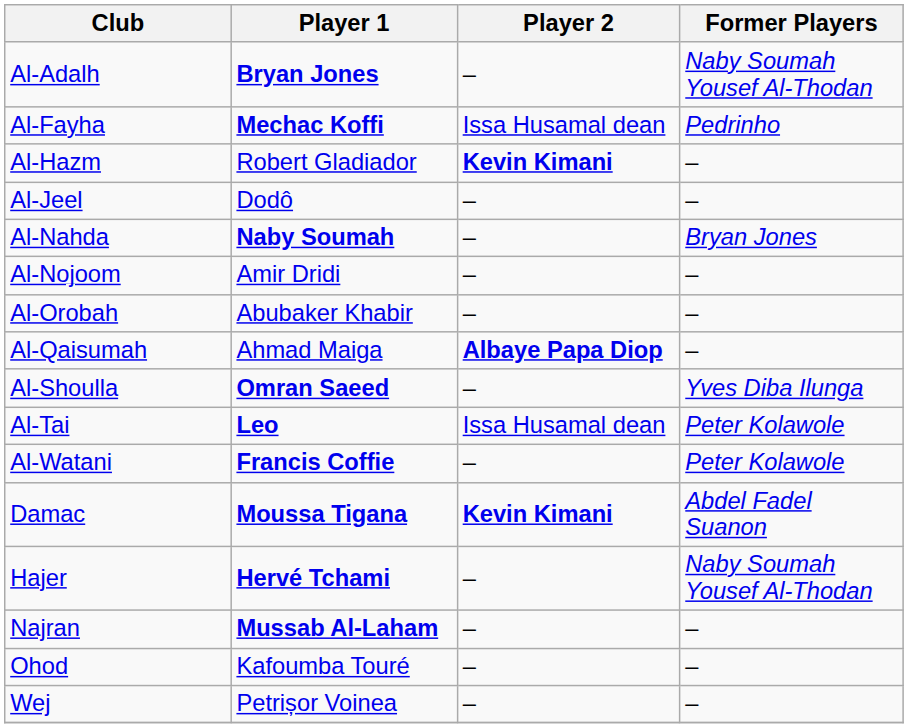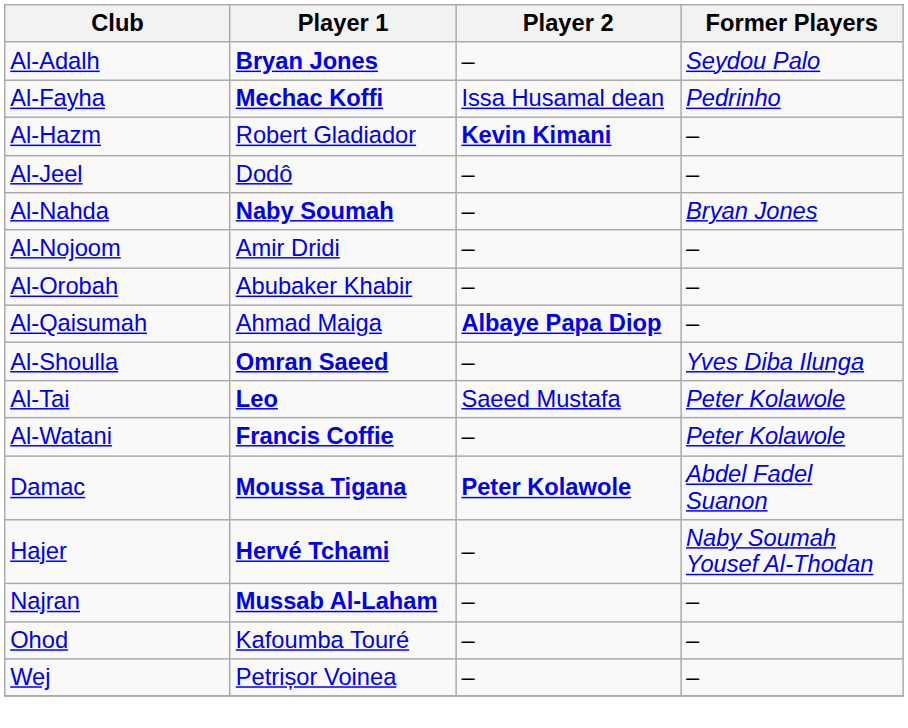(779, 74) Naby Soumah Yousef Al-Thodan -> (753, 60) Seydou Palo
(564, 425) Issa Husamal dean -> (541, 398) Saeed Mustafa
(538, 513) Kevin Kimani -> (546, 487) Peter Kolawole
